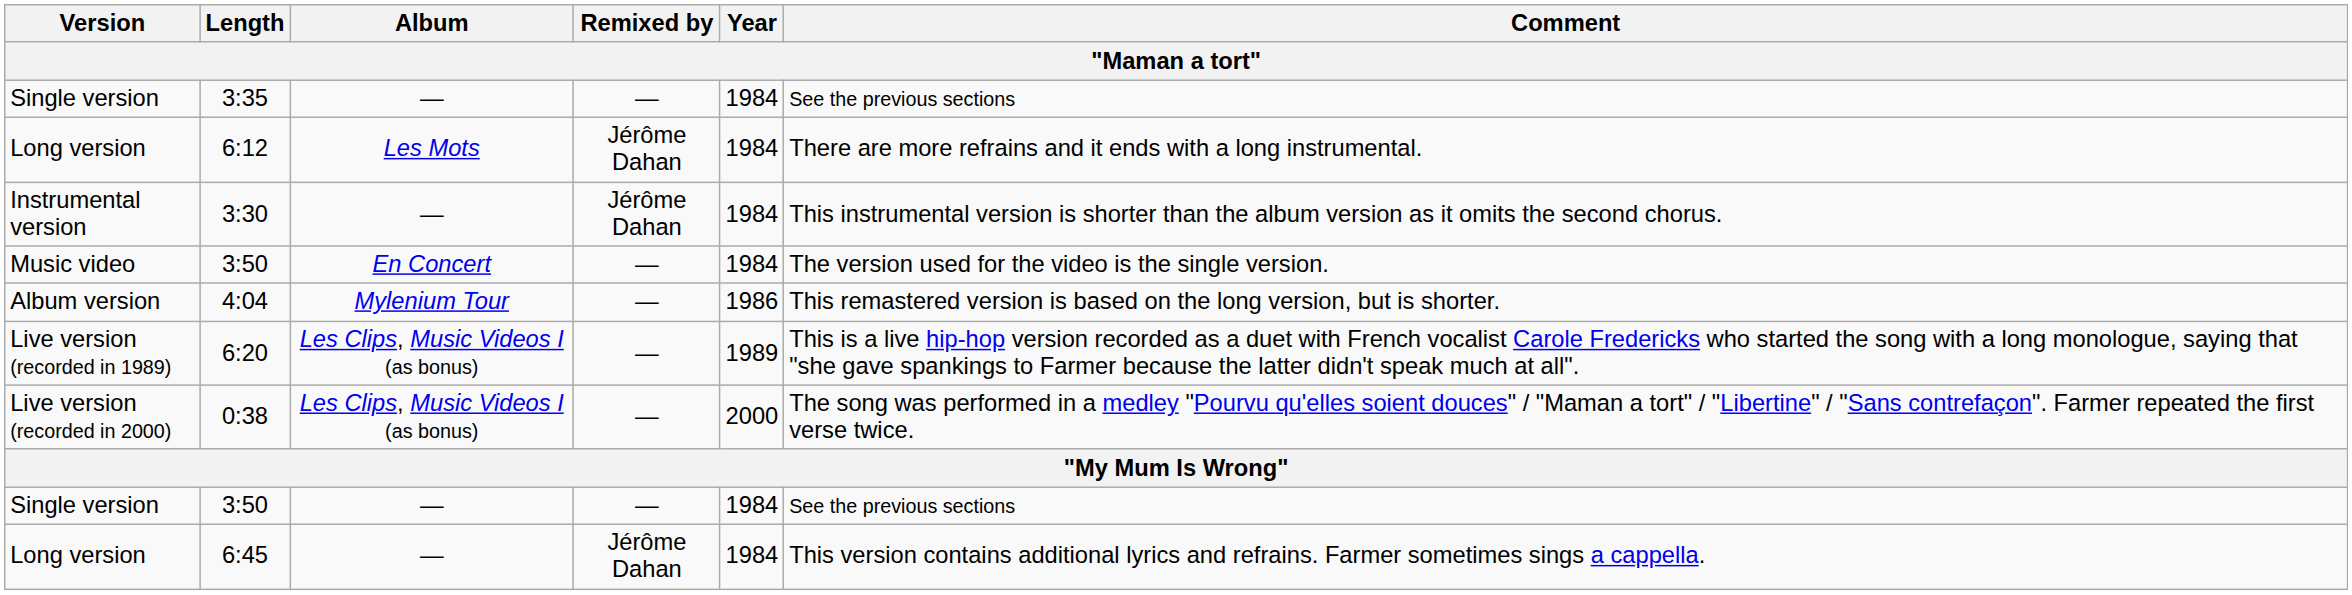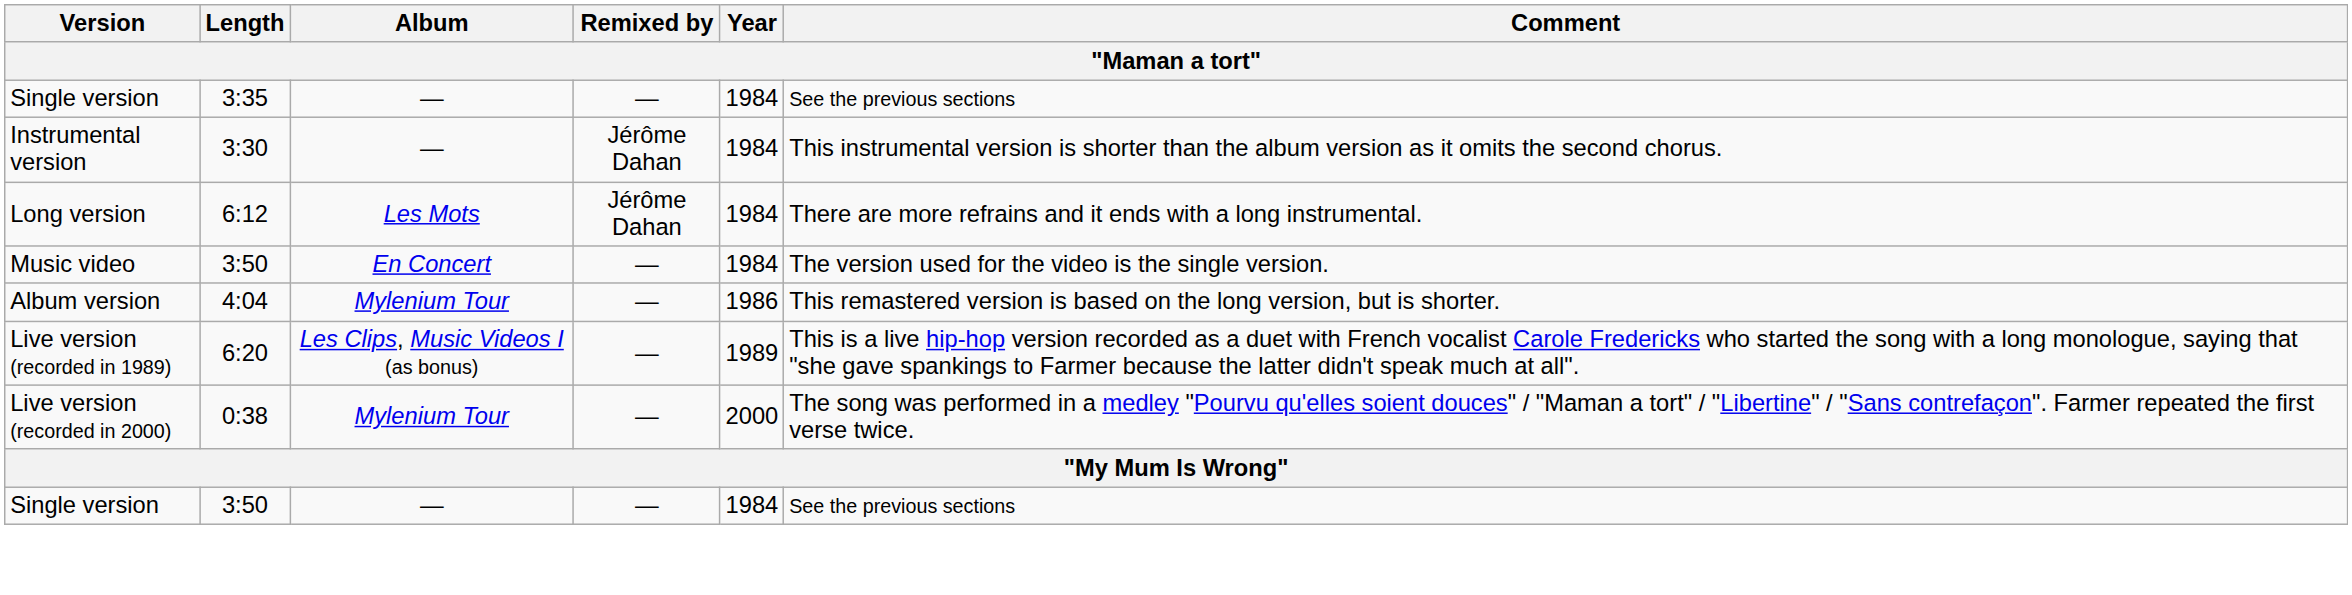rows swapped: (78, 149) <-> (75, 213)
(432, 416) Les Clips, Music Videos I (as bonus) -> (432, 416) Mylenium Tour
- row: (78, 556)
